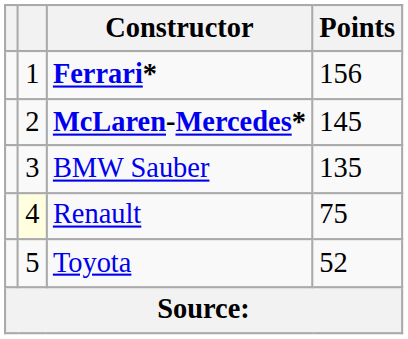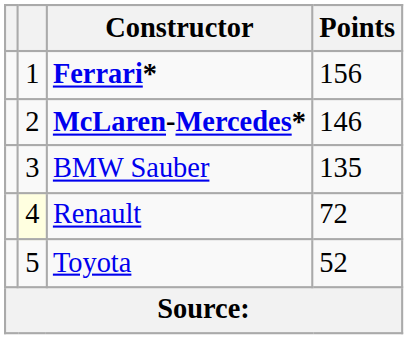(341, 121) 145 -> (341, 121) 146
(334, 215) 75 -> (334, 215) 72
